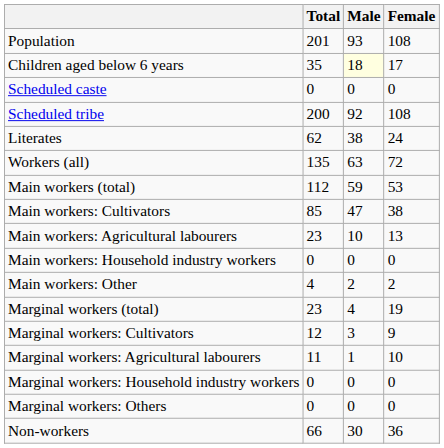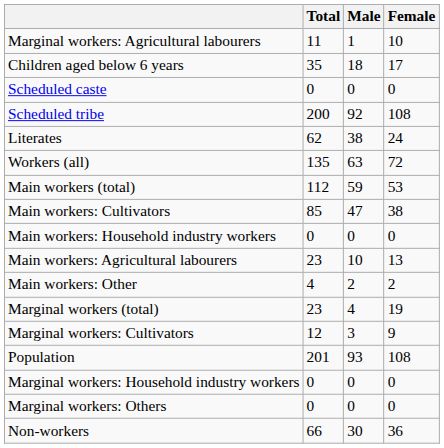rows swapped: (41, 41) <-> (134, 357)
(355, 65) lightyellow background -> (355, 65) no background
rows swapped: (123, 235) <-> (142, 260)
